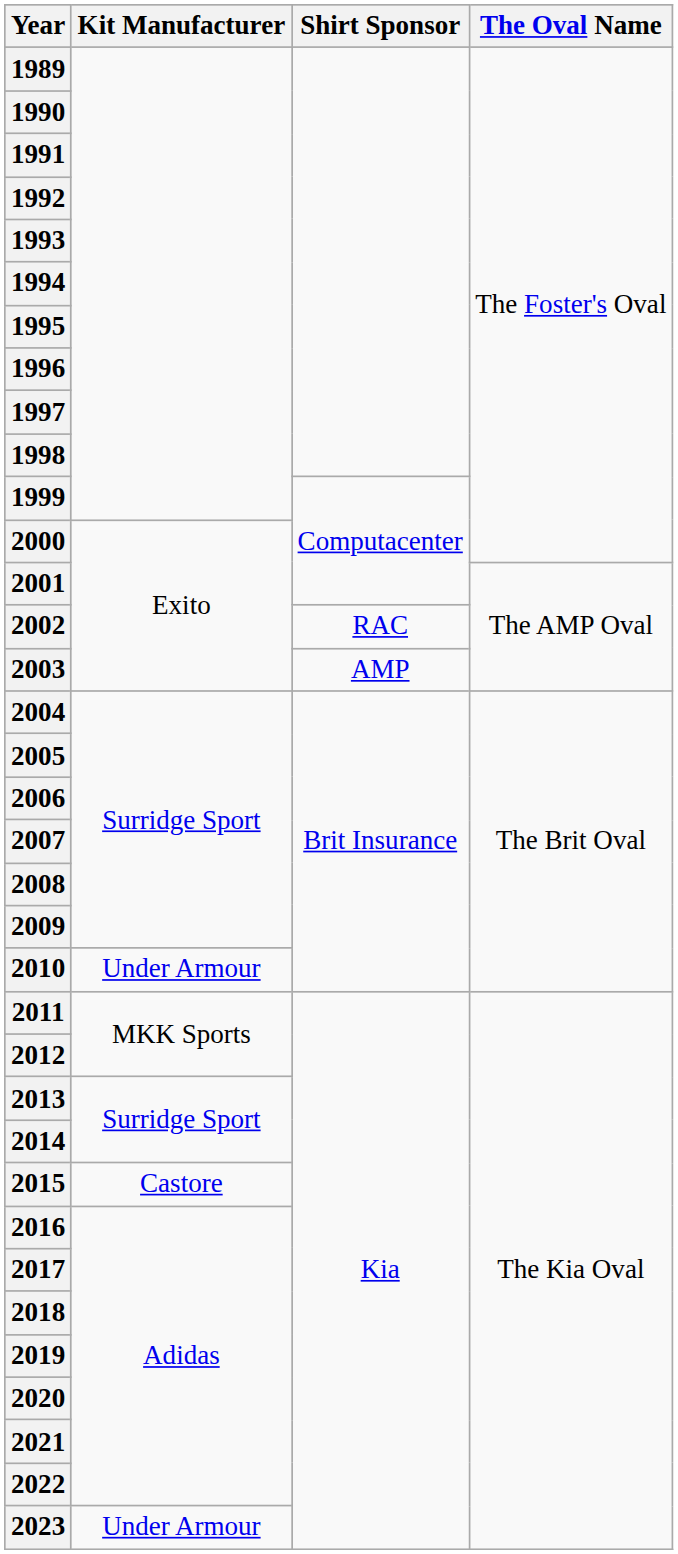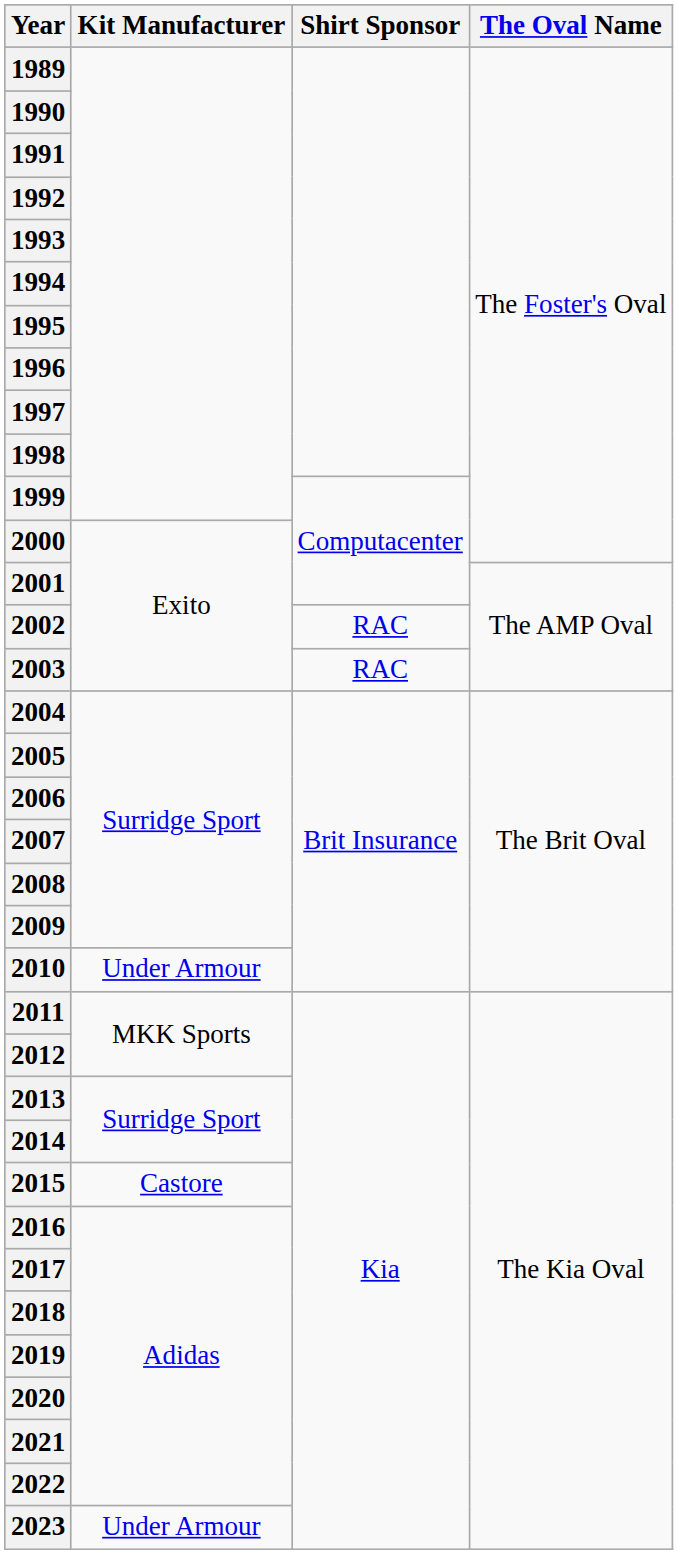(380, 669) AMP -> (380, 669) RAC
